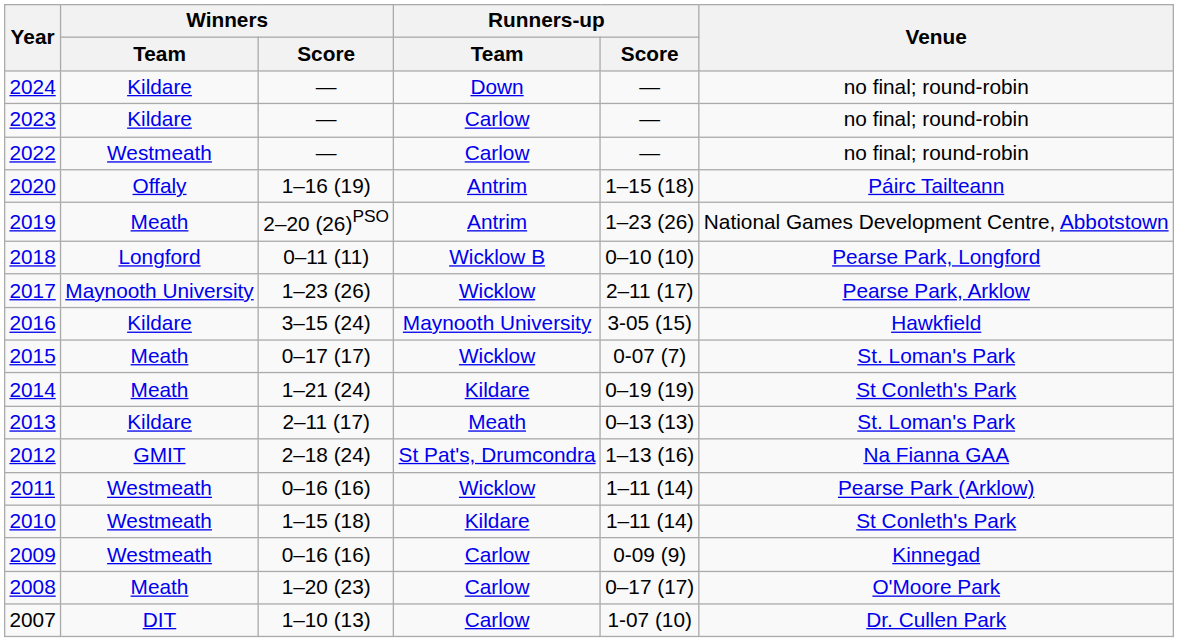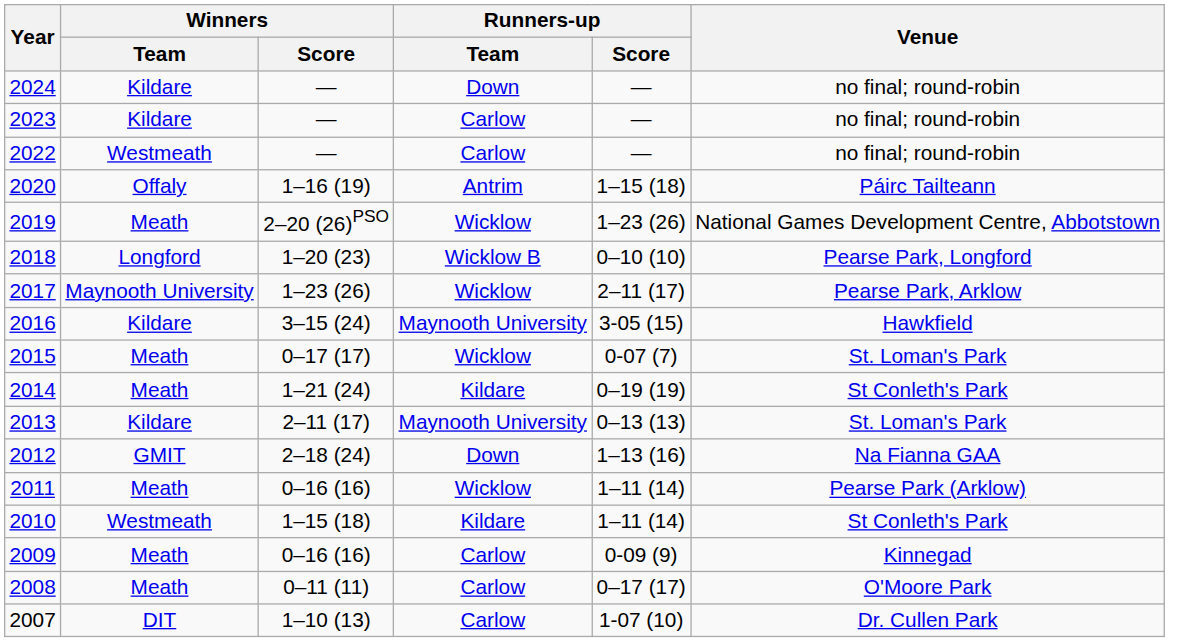(497, 221) Antrim -> (493, 221) Wicklow
(326, 257) 0–11 (11) -> (326, 257) 1–20 (23)
(497, 422) Meath -> (493, 422) Maynooth University
(497, 455) St Pat's, Drumcondra -> (493, 455) Down
(160, 488) Westmeath -> (160, 488) Meath
(160, 554) Westmeath -> (160, 554) Meath
(326, 587) 1–20 (23) -> (326, 587) 0–11 (11)
